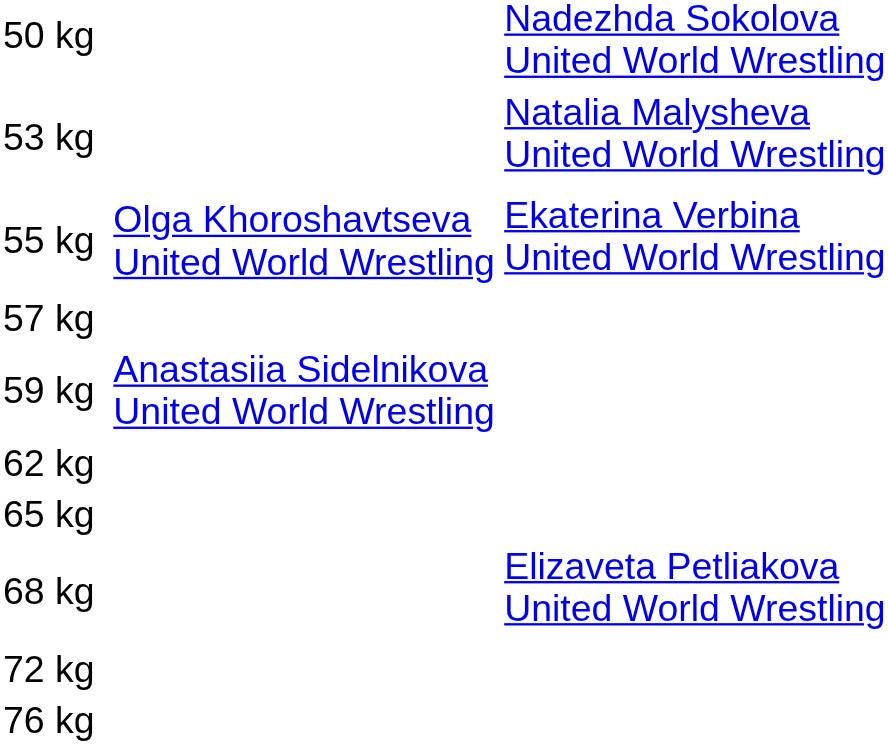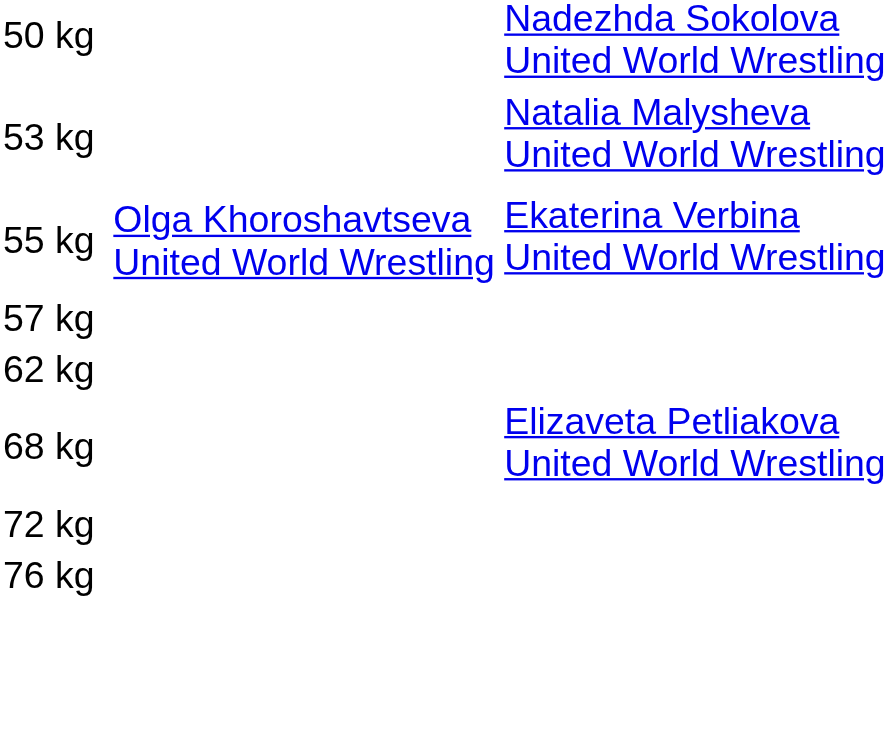- row: (49, 390)
- row: (49, 514)
